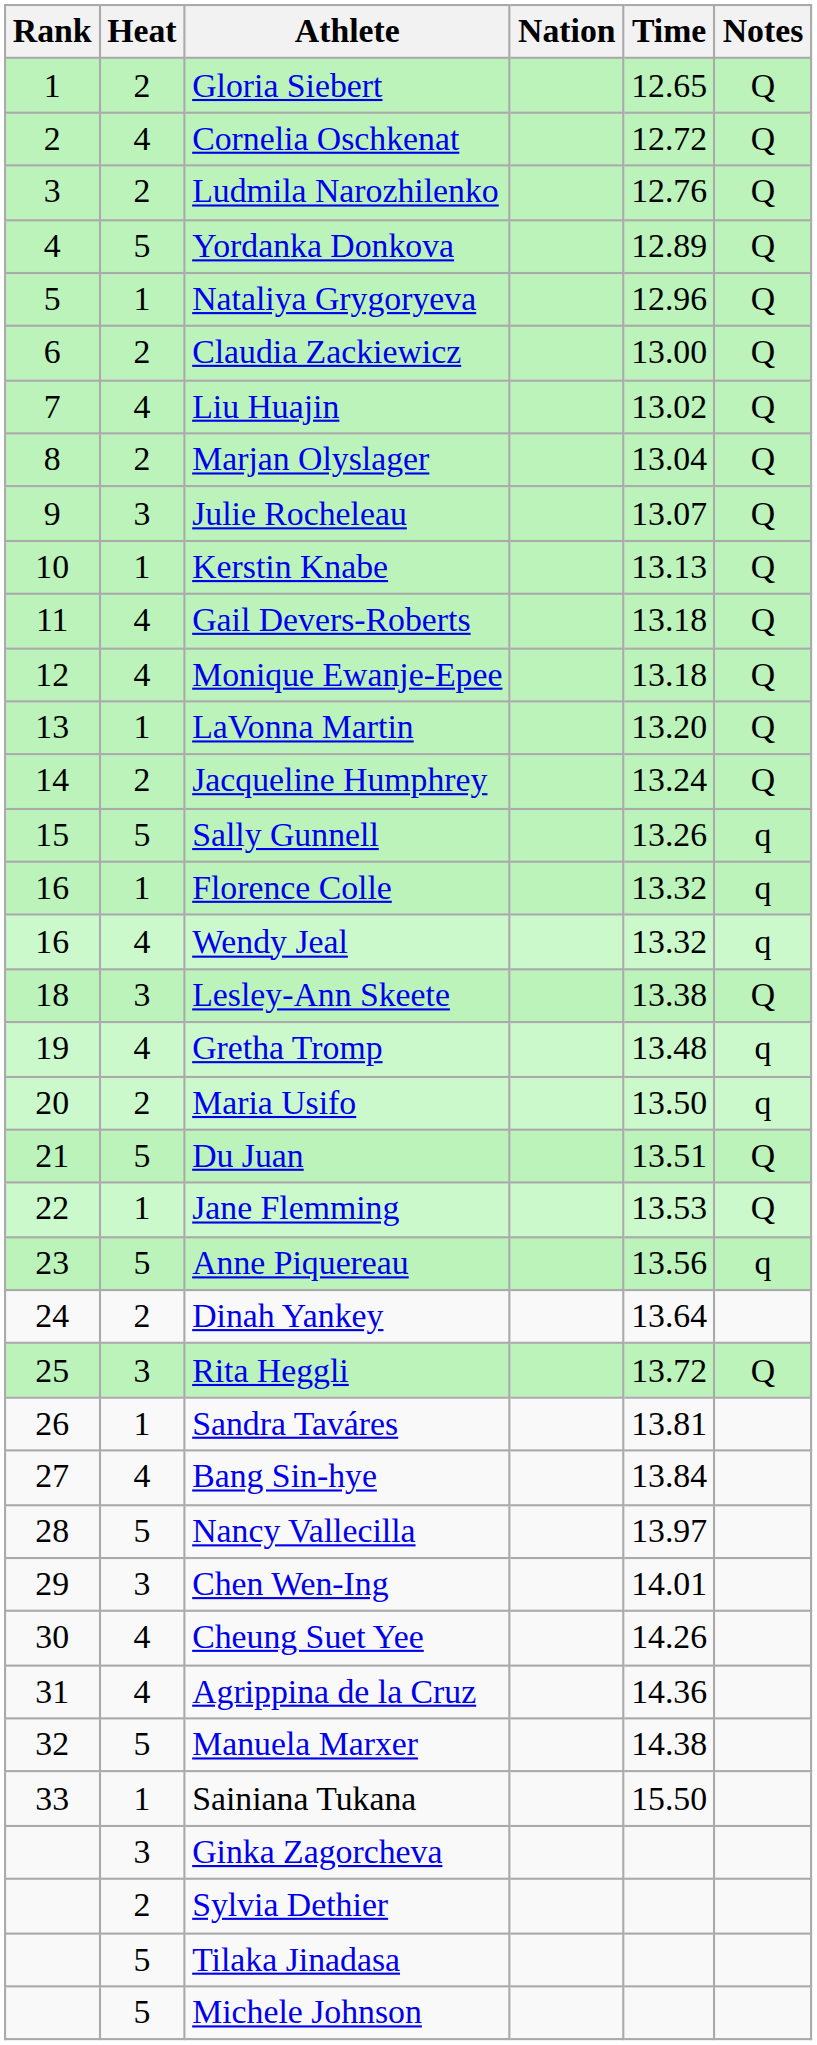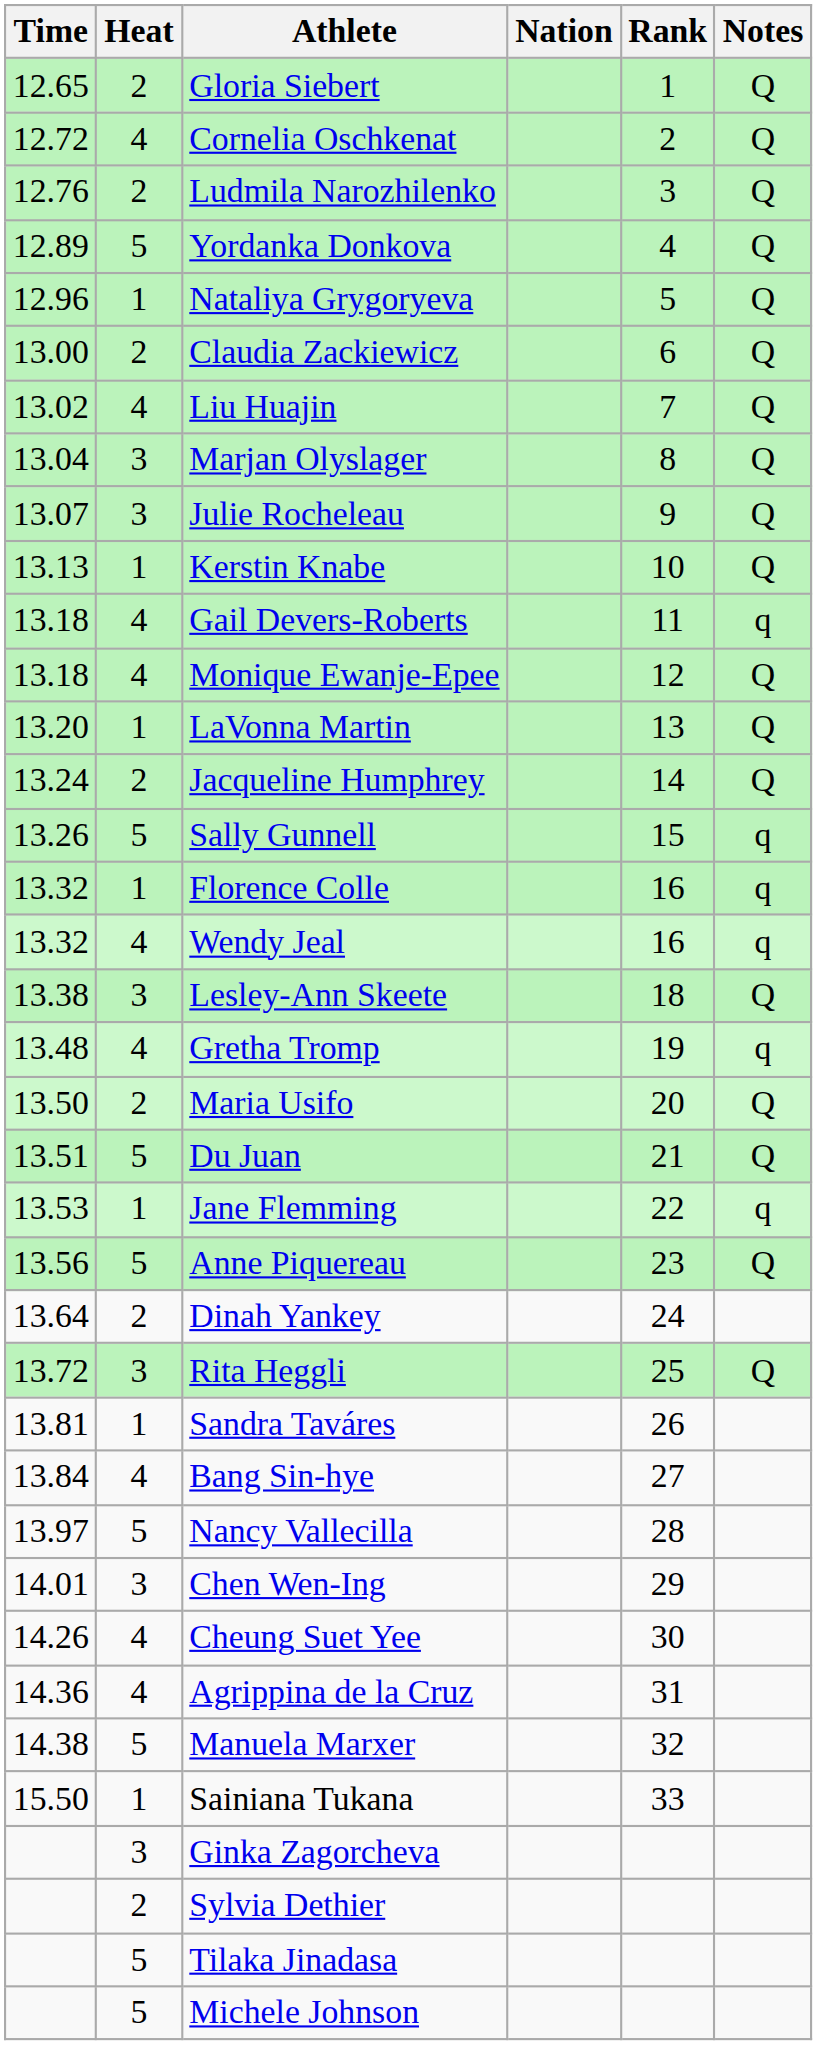columns swapped: (52, 31) <-> (669, 31)
(142, 459) 2 -> (139, 459) 3
(763, 620) Q -> (763, 620) q
(763, 1102) q -> (763, 1102) Q
(763, 1209) Q -> (763, 1209) q
(763, 1262) q -> (763, 1262) Q
